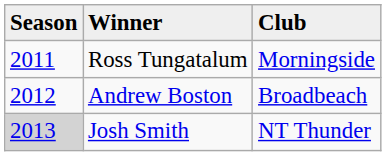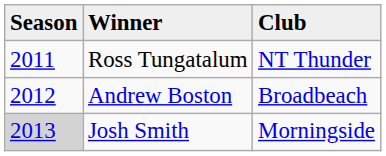(317, 58) Morningside -> (314, 58) NT Thunder
(314, 131) NT Thunder -> (317, 131) Morningside
